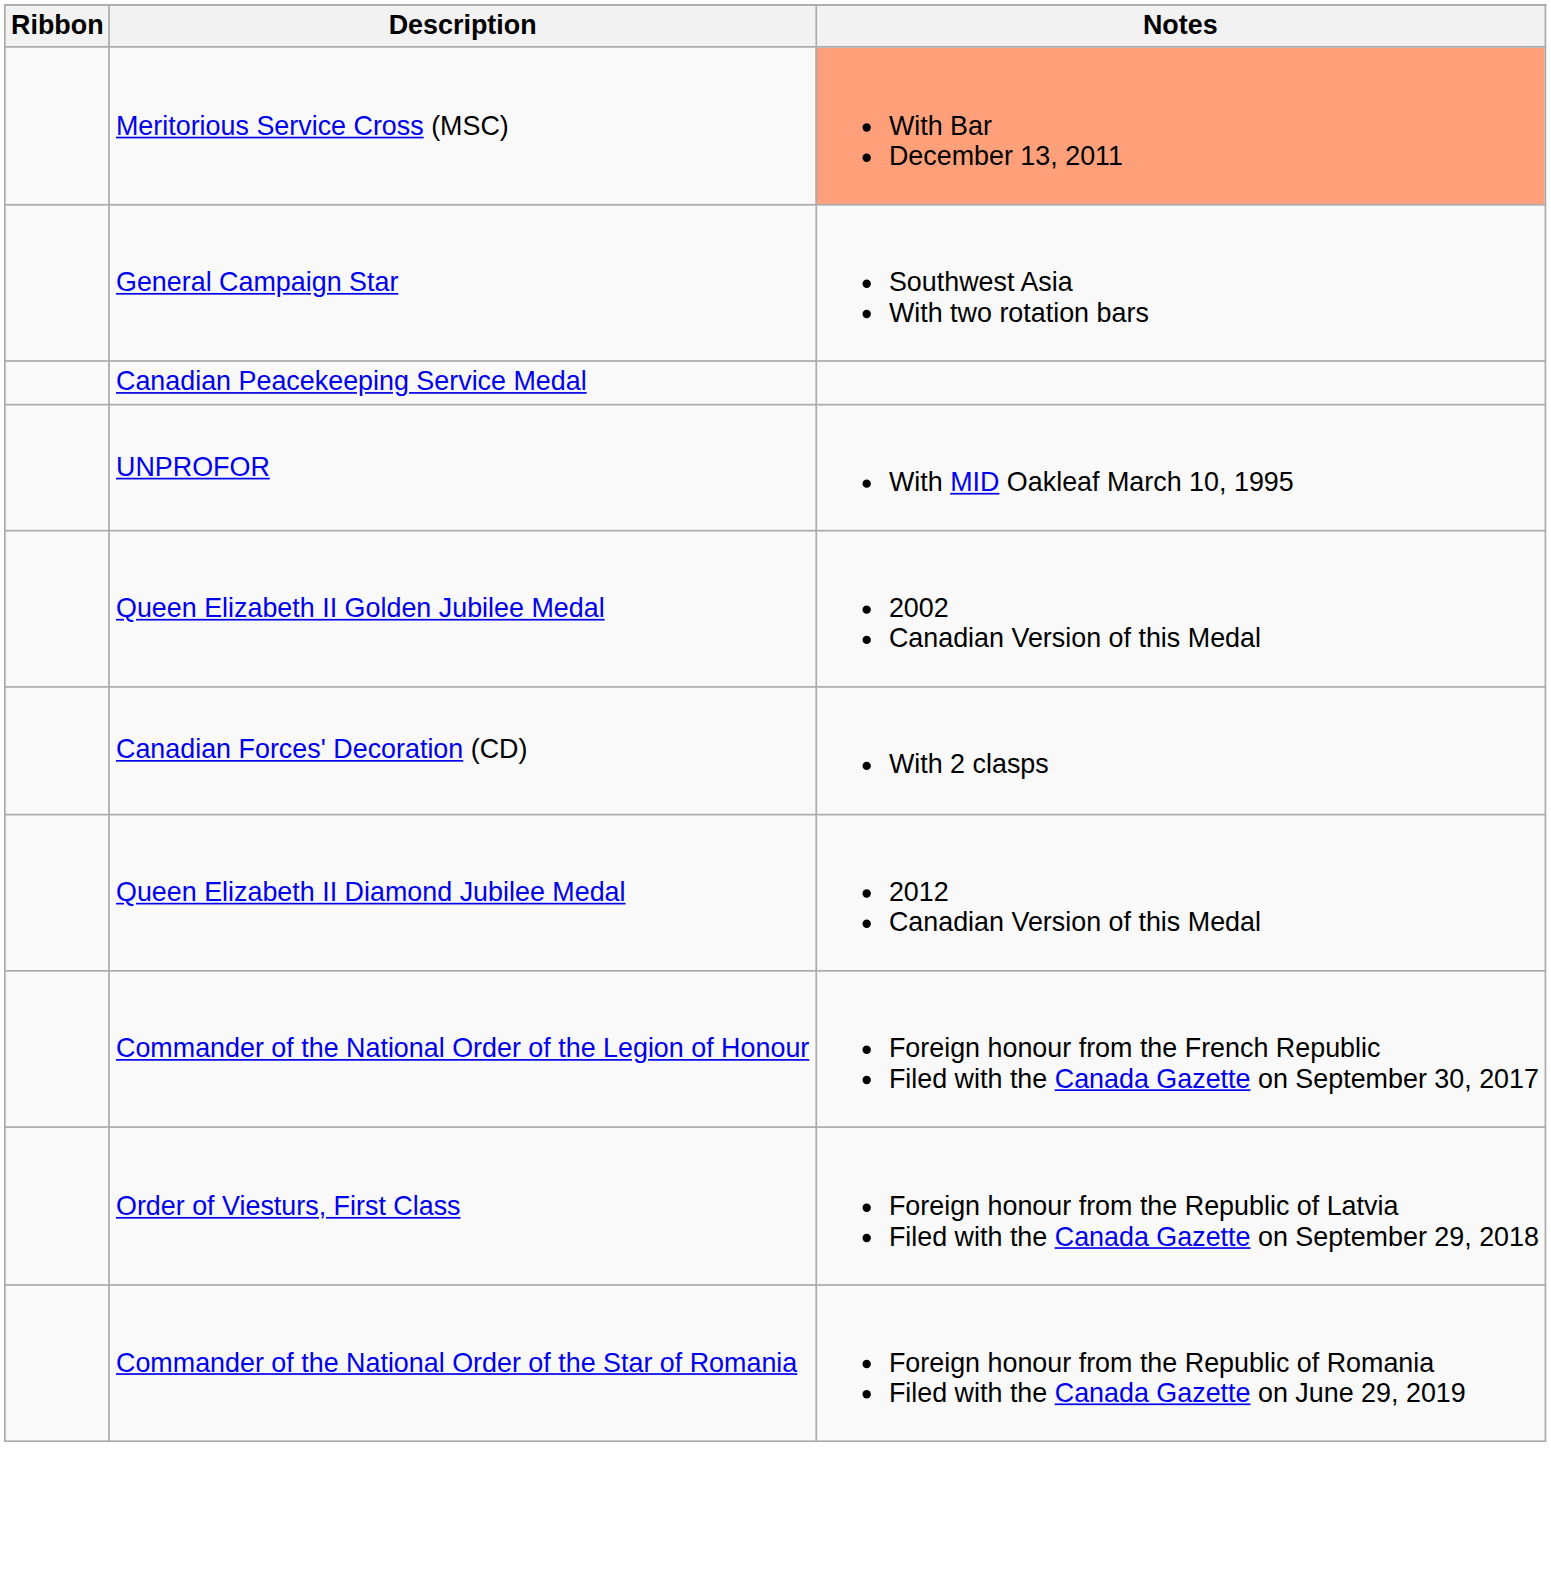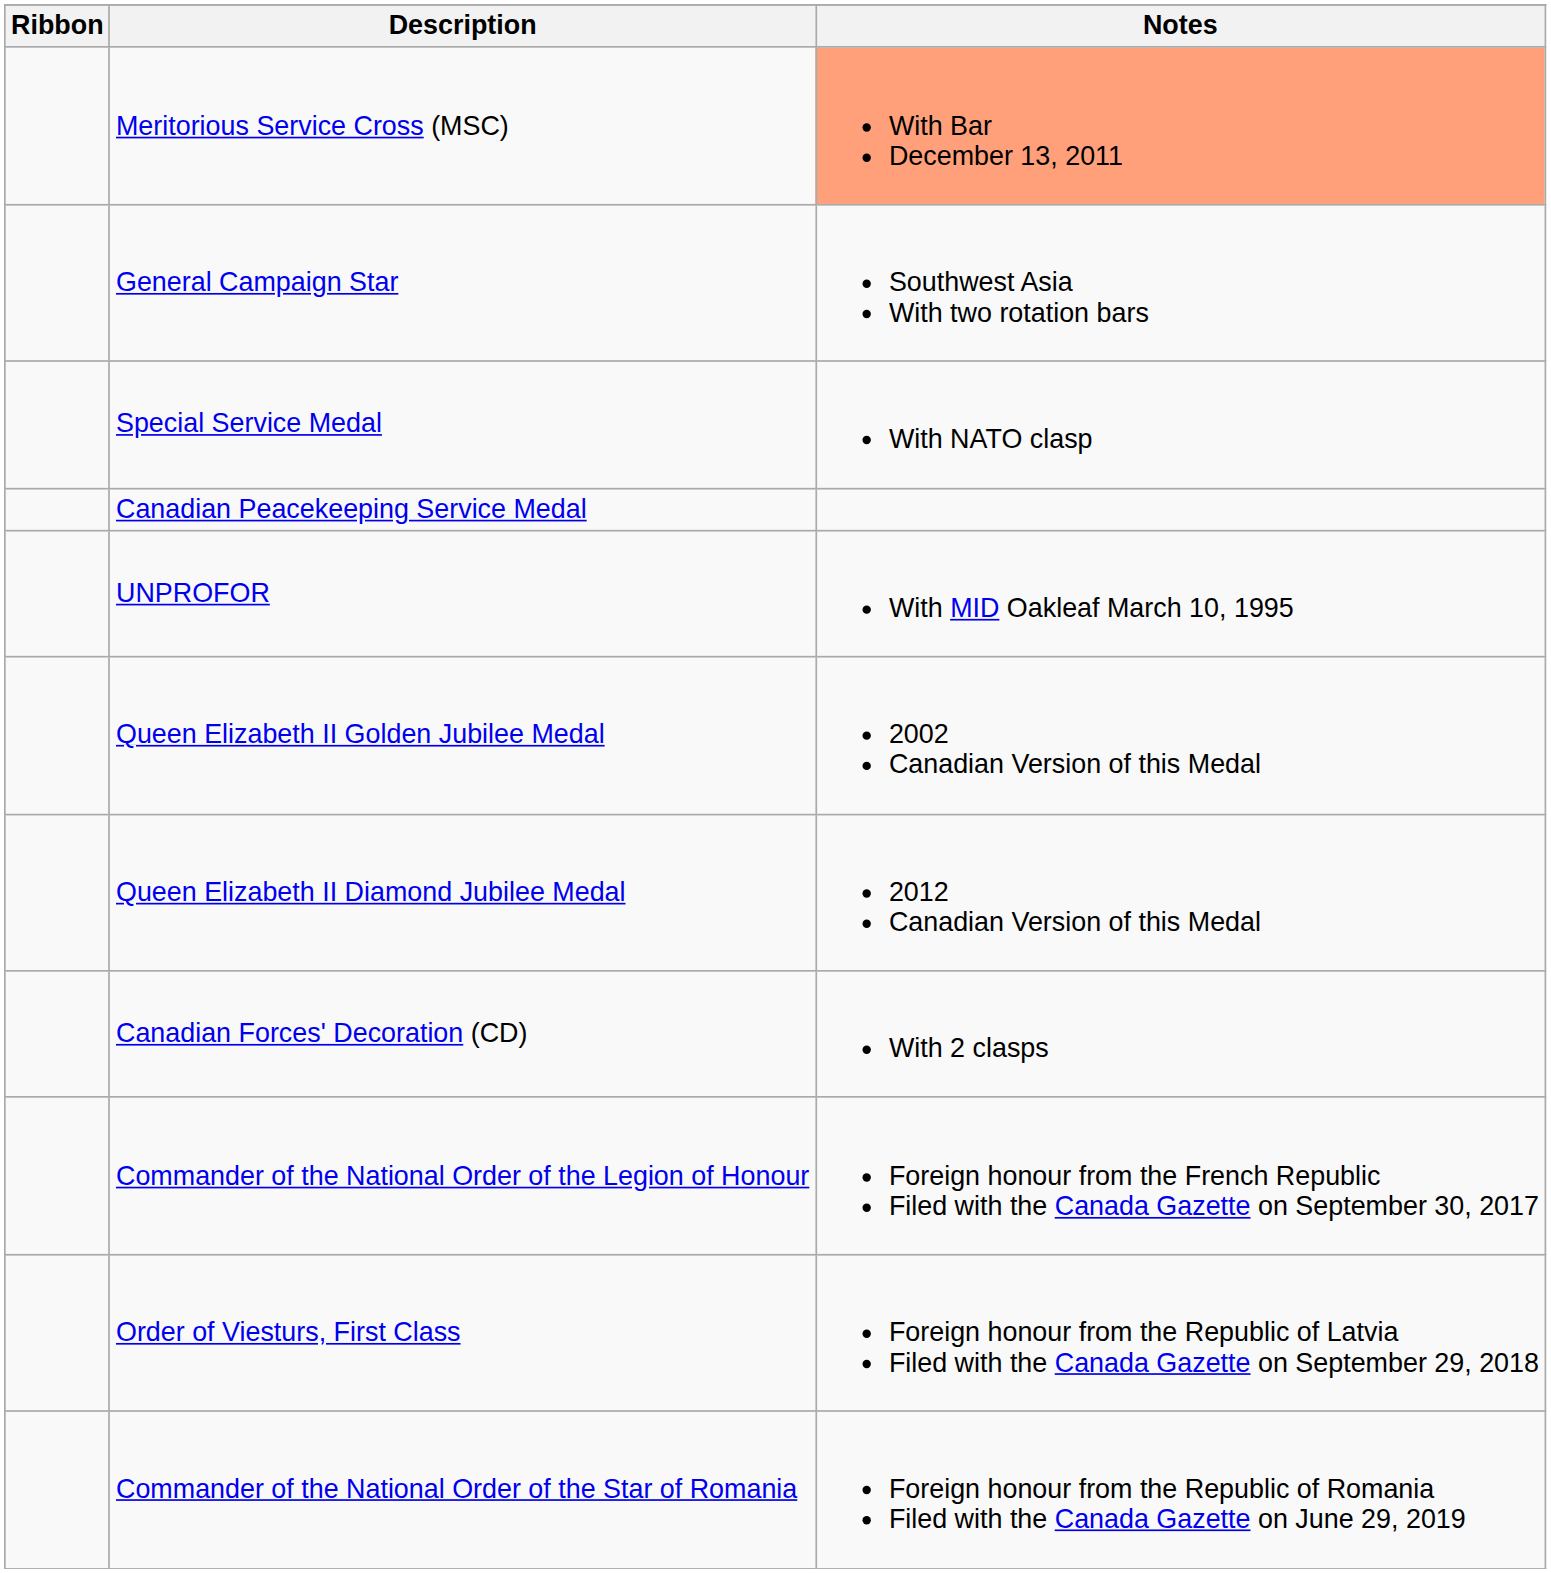+ row: (249, 424)
rows swapped: (371, 892) <-> (322, 750)
